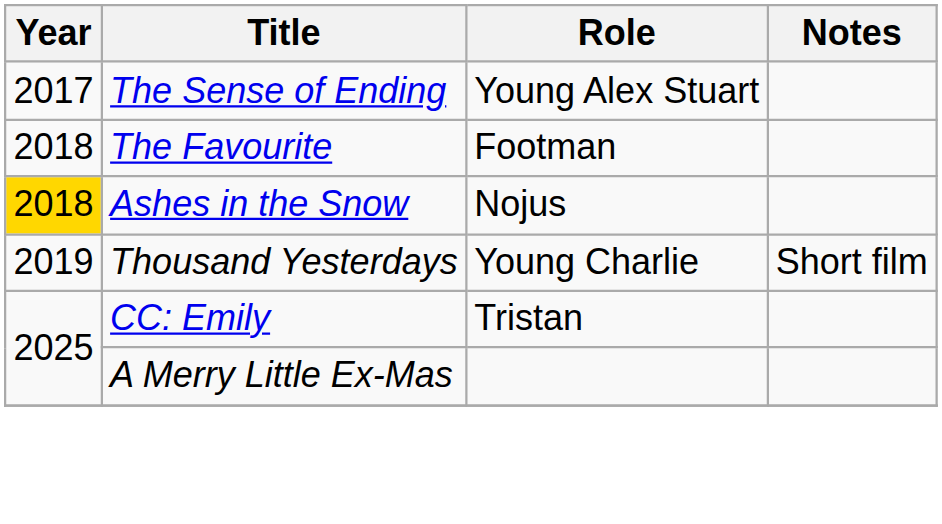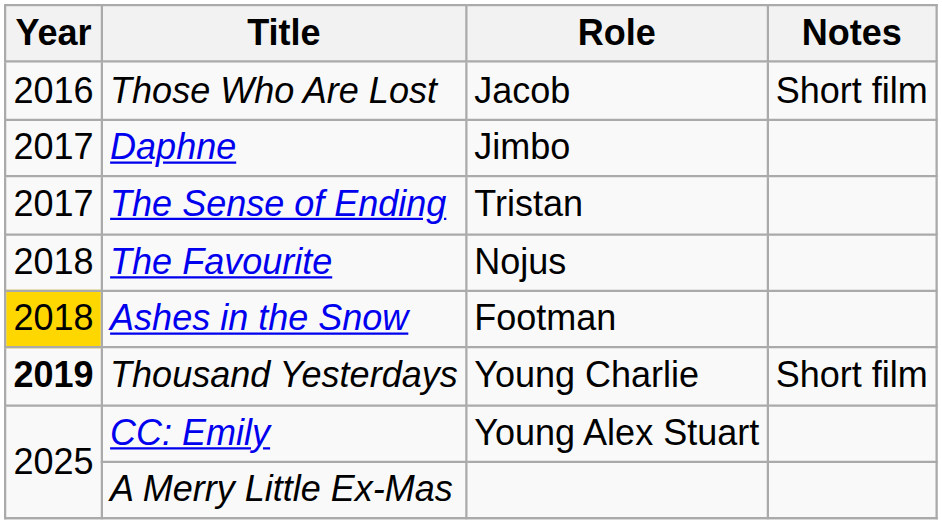+ row: (274, 90)
+ row: (173, 147)
(617, 90) Young Alex Stuart -> (529, 204) Tristan
(545, 147) Footman -> (520, 261) Nojus
(520, 204) Nojus -> (545, 318) Footman
(53, 261) normal -> (53, 375) bold
(529, 318) Tristan -> (617, 432) Young Alex Stuart
